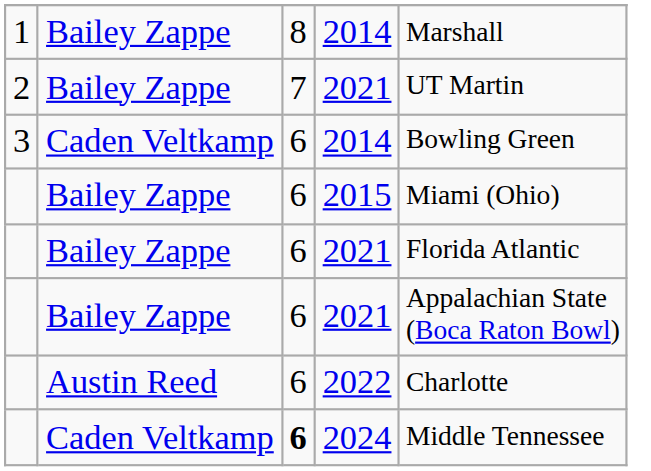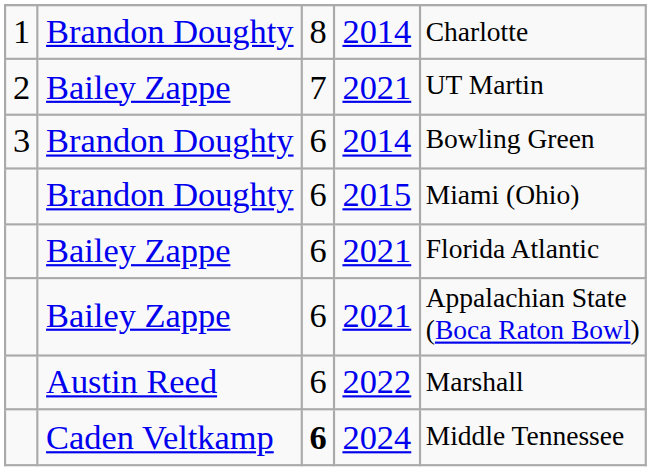(138, 31) Bailey Zappe -> (170, 31) Brandon Doughty
(455, 31) Marshall -> (477, 31) Charlotte
(160, 140) Caden Veltkamp -> (170, 140) Brandon Doughty
(138, 195) Bailey Zappe -> (170, 195) Brandon Doughty
(457, 382) Charlotte -> (475, 382) Marshall
